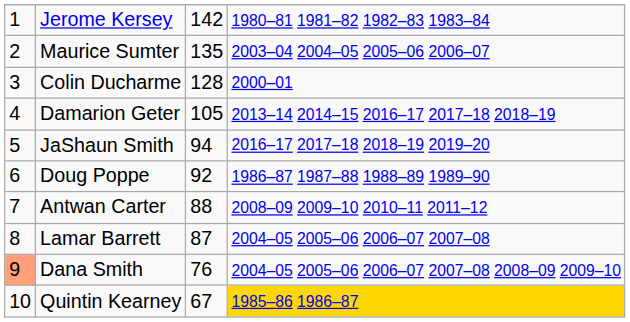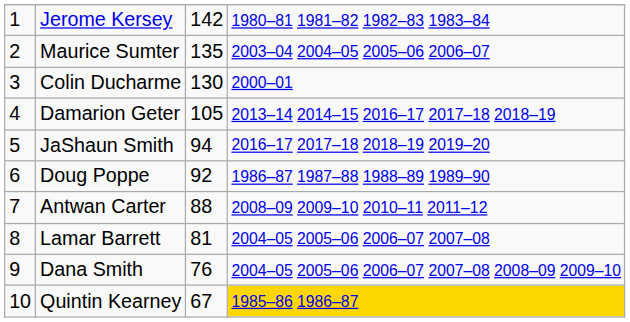(207, 82) 128 -> (207, 82) 130
(201, 238) 87 -> (201, 238) 81
(15, 269) lightsalmon background -> (15, 269) no background
